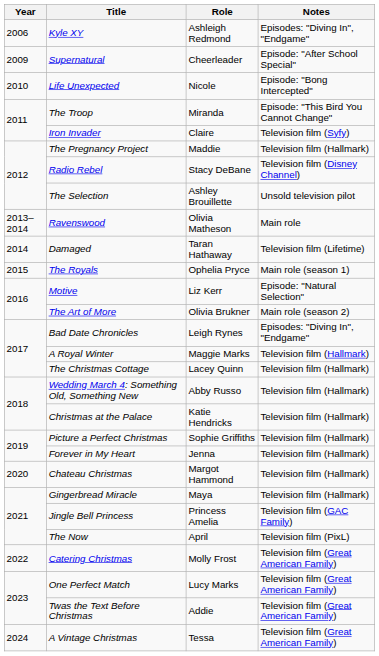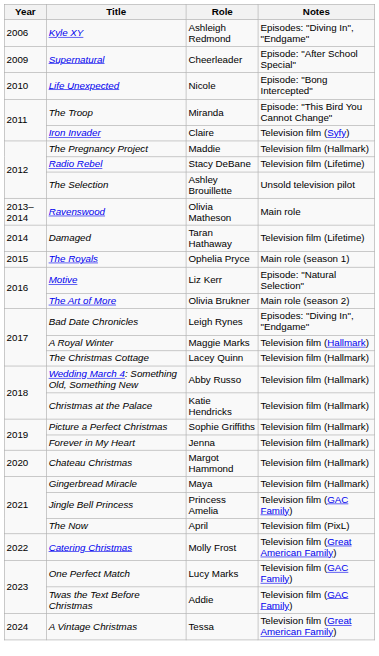(309, 170) Television film (Disney Channel) -> (313, 164) Television film (Lifetime)
(306, 584) Television film (Great American Family) -> (304, 573) Television film (GAC Family)
(306, 611) Television film (Great American Family) -> (304, 600) Television film (GAC Family)
